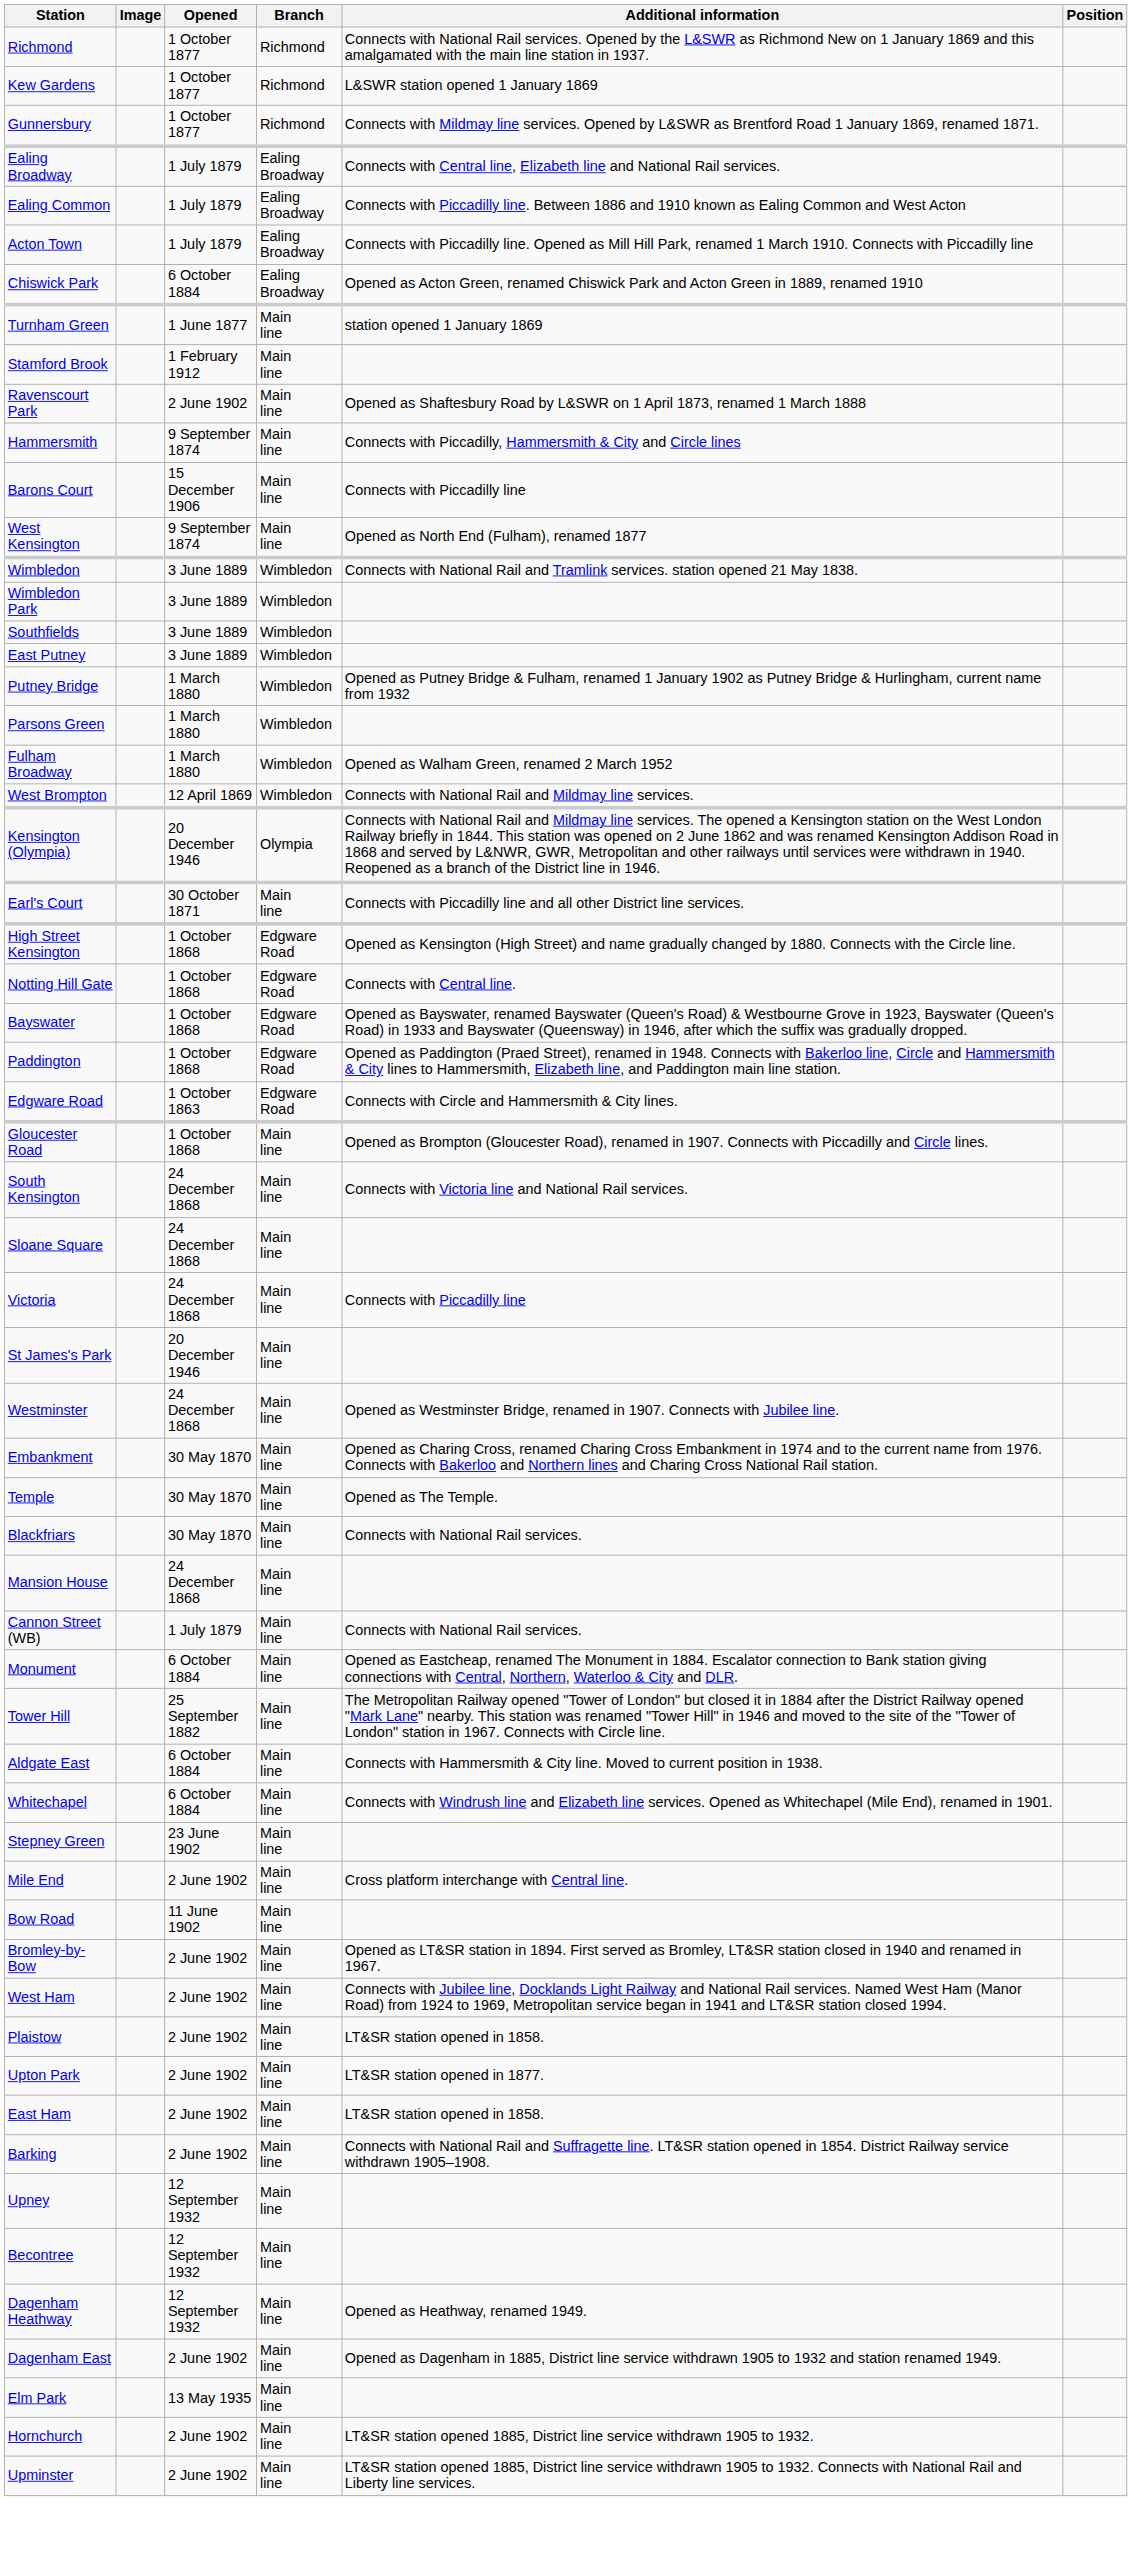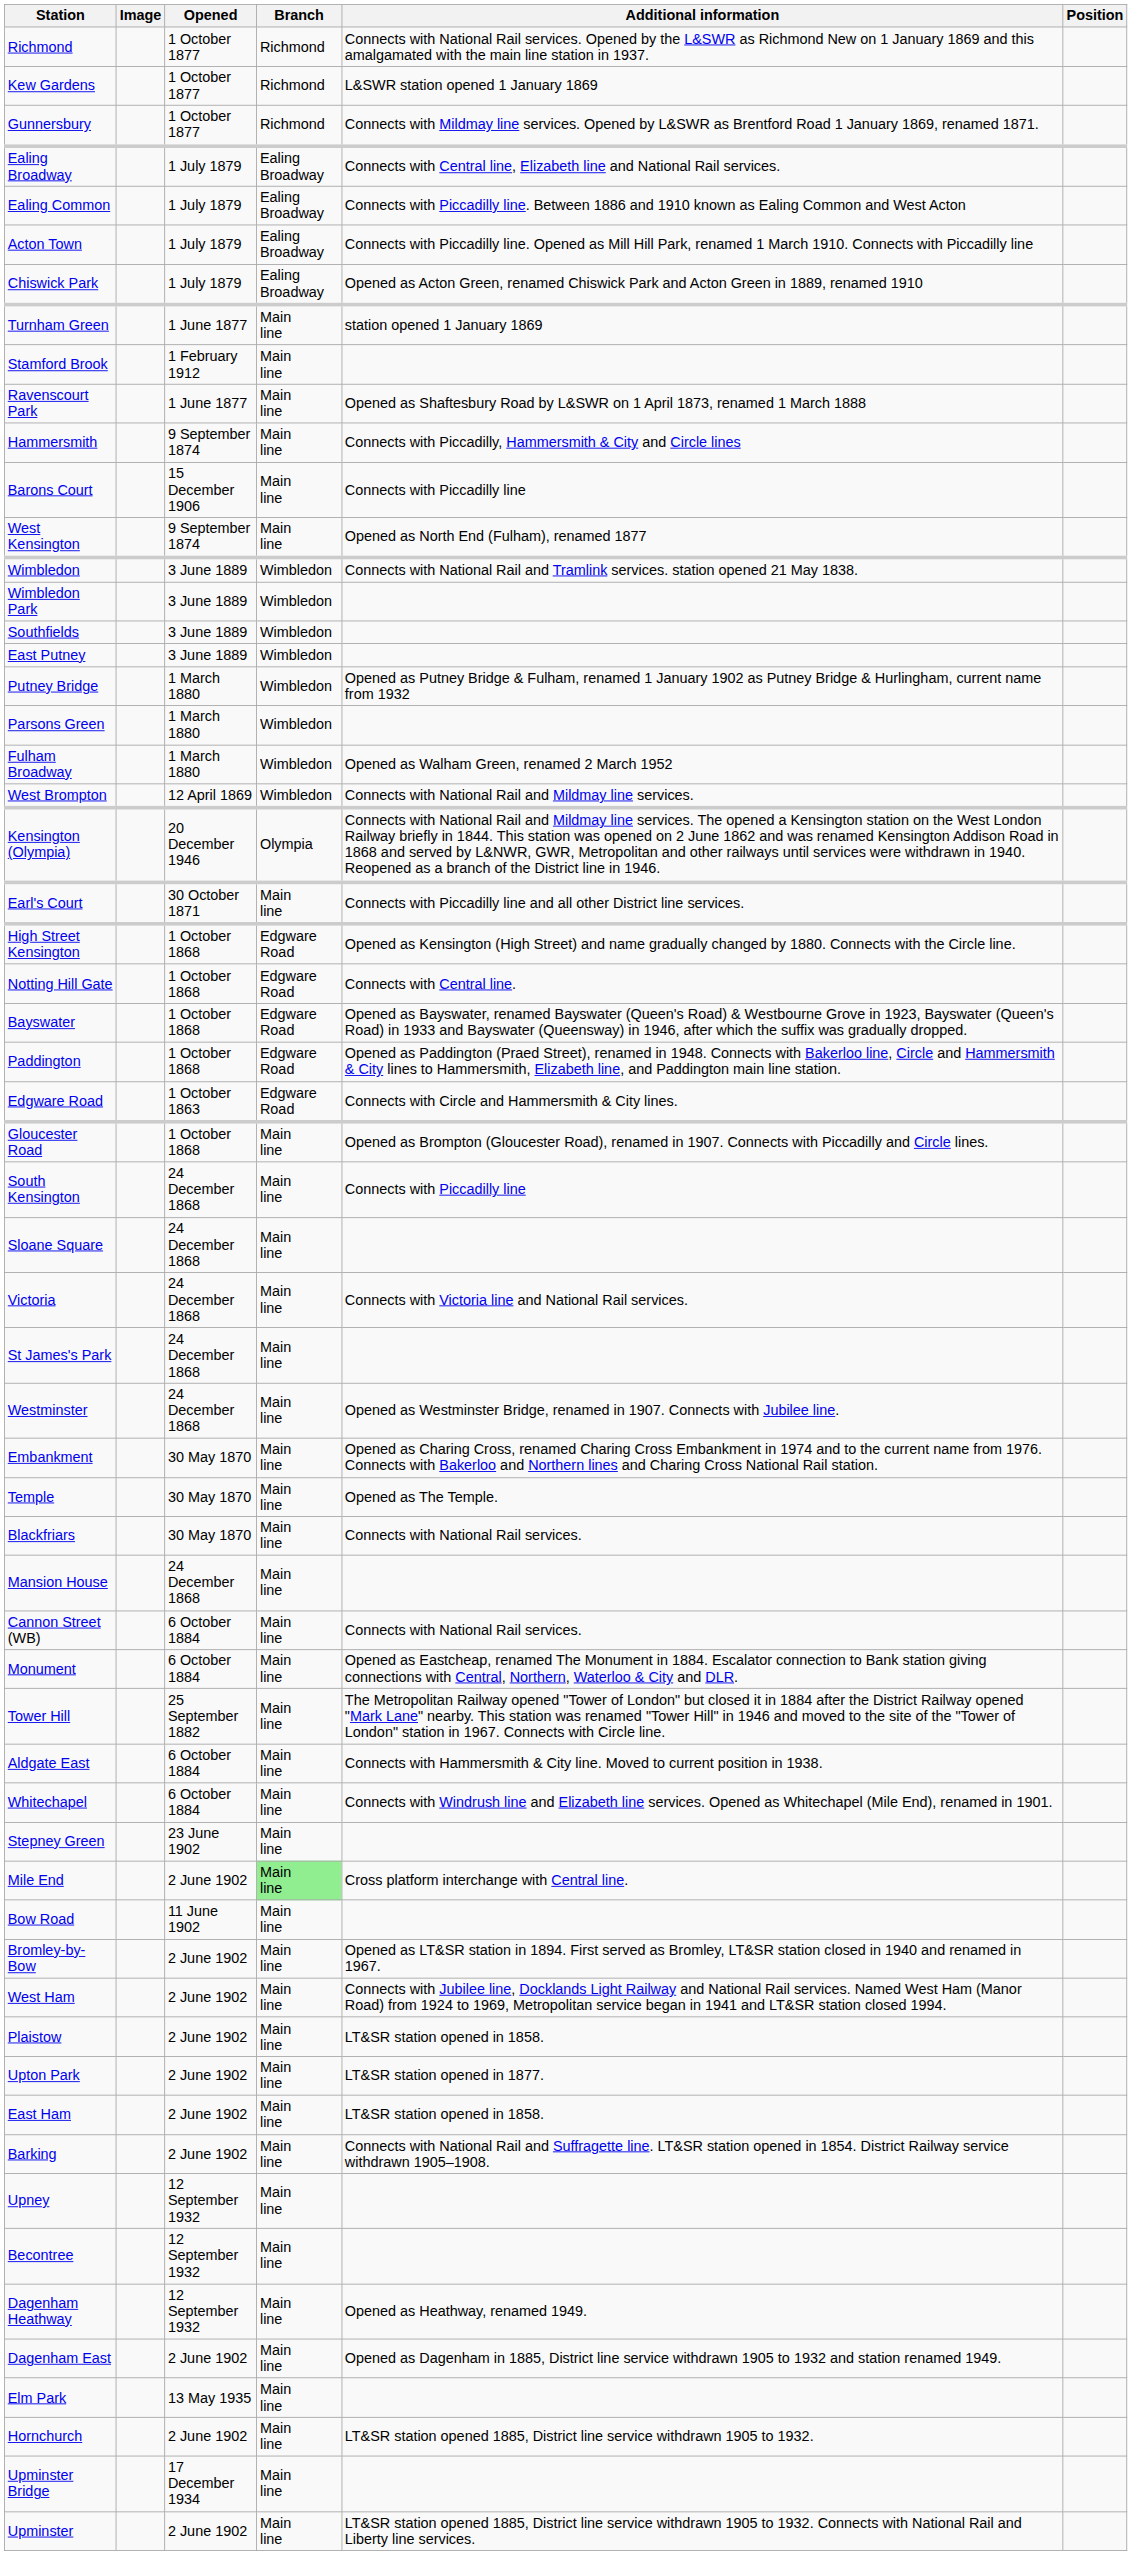(200, 283) 6 October 1884 -> (205, 283) 1 July 1879
(208, 403) 2 June 1902 -> (208, 403) 1 June 1877
(516, 1189) Connects with Victoria line and National Rail services. -> (435, 1189) Connects with Piccadilly line
(435, 1300) Connects with Piccadilly line -> (516, 1300) Connects with Victoria line and National Rail services.
(201, 1355) 20 December 1946 -> (201, 1355) 24 December 1868
(205, 1630) 1 July 1879 -> (200, 1630) 6 October 1884
(276, 1880) no background -> (276, 1880) lightgreen background
+ row: (41, 2483)
